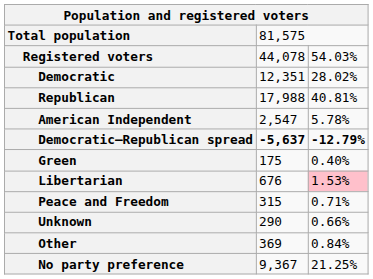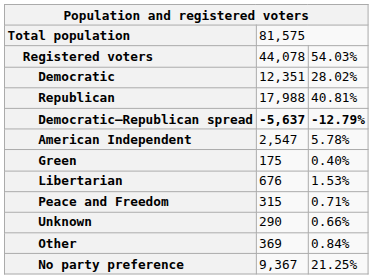rows swapped: (130, 139) <-> (100, 119)
(330, 181) pink background -> (330, 181) no background
